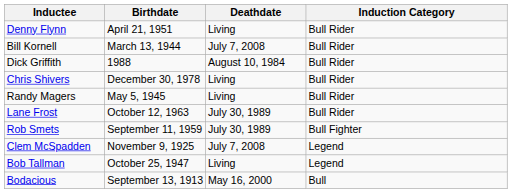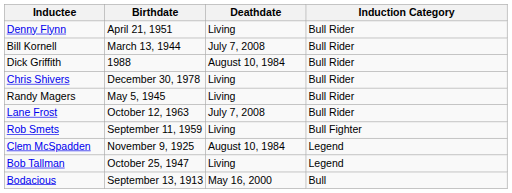(239, 113) July 30, 1989 -> (236, 113) July 7, 2008
(239, 130) July 30, 1989 -> (222, 130) Living
(236, 146) July 7, 2008 -> (246, 146) August 10, 1984
